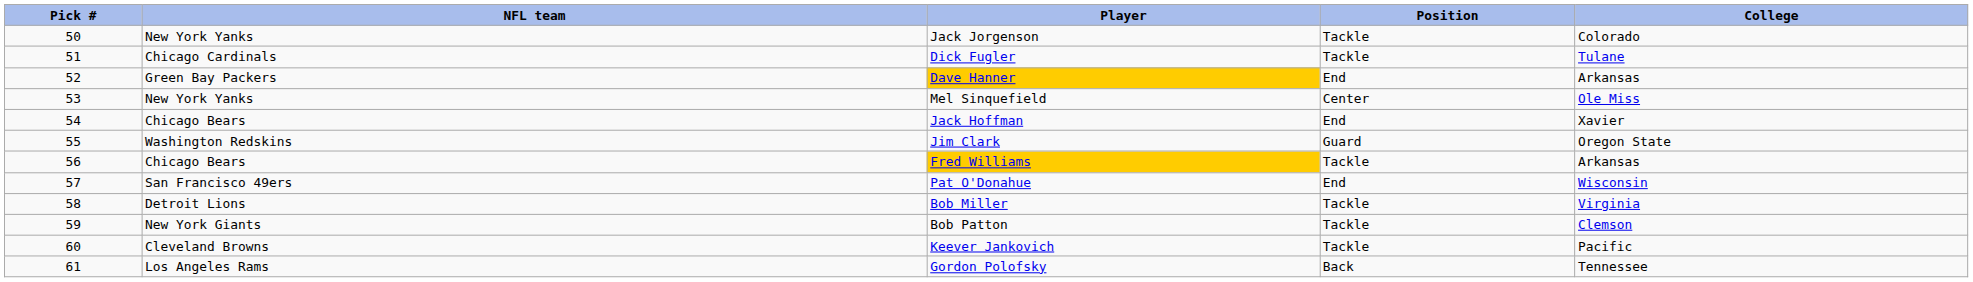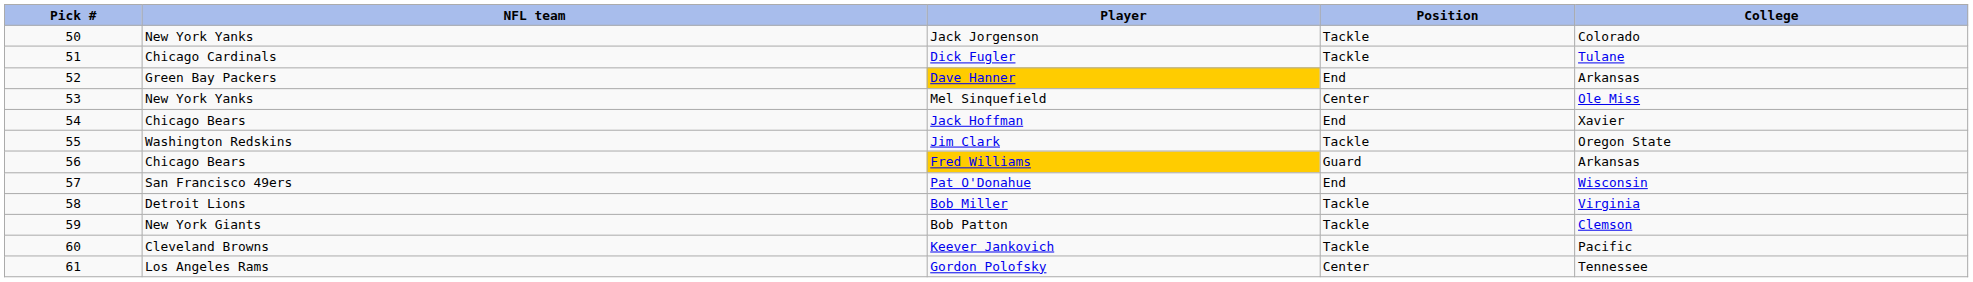(1342, 141) Guard -> (1346, 141) Tackle
(1346, 162) Tackle -> (1342, 162) Guard
(1338, 267) Back -> (1346, 267) Center
